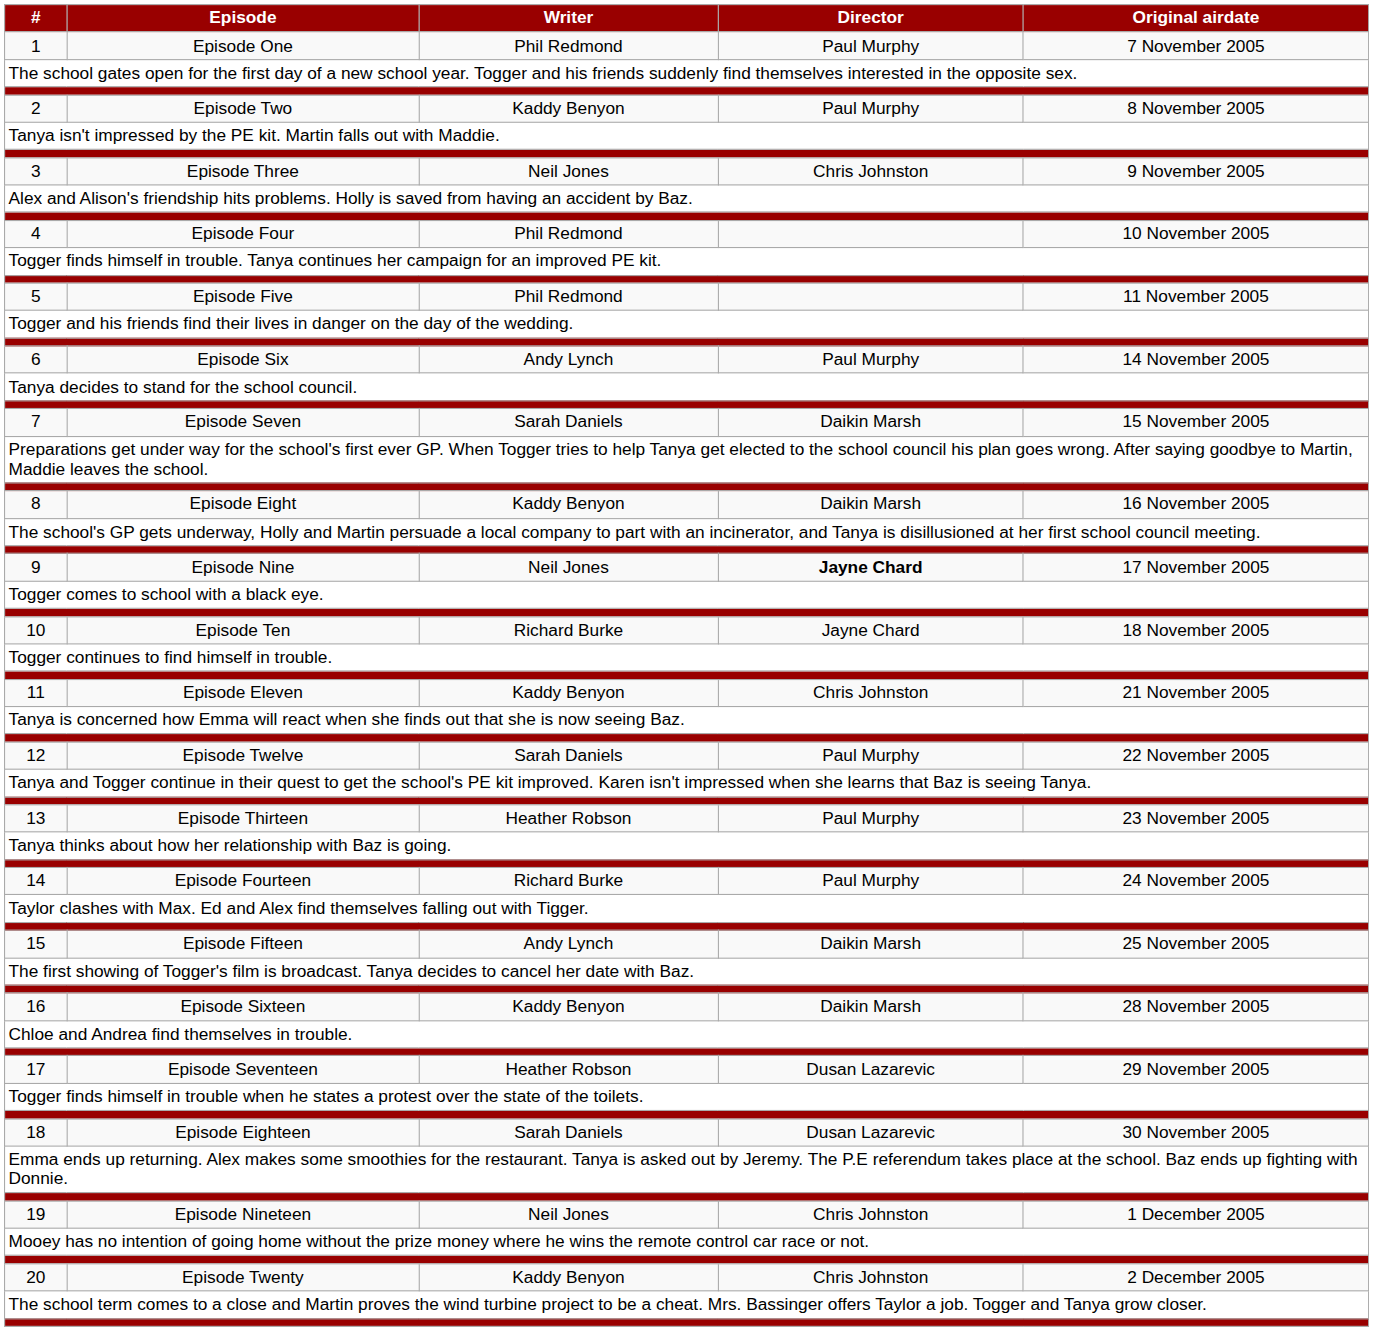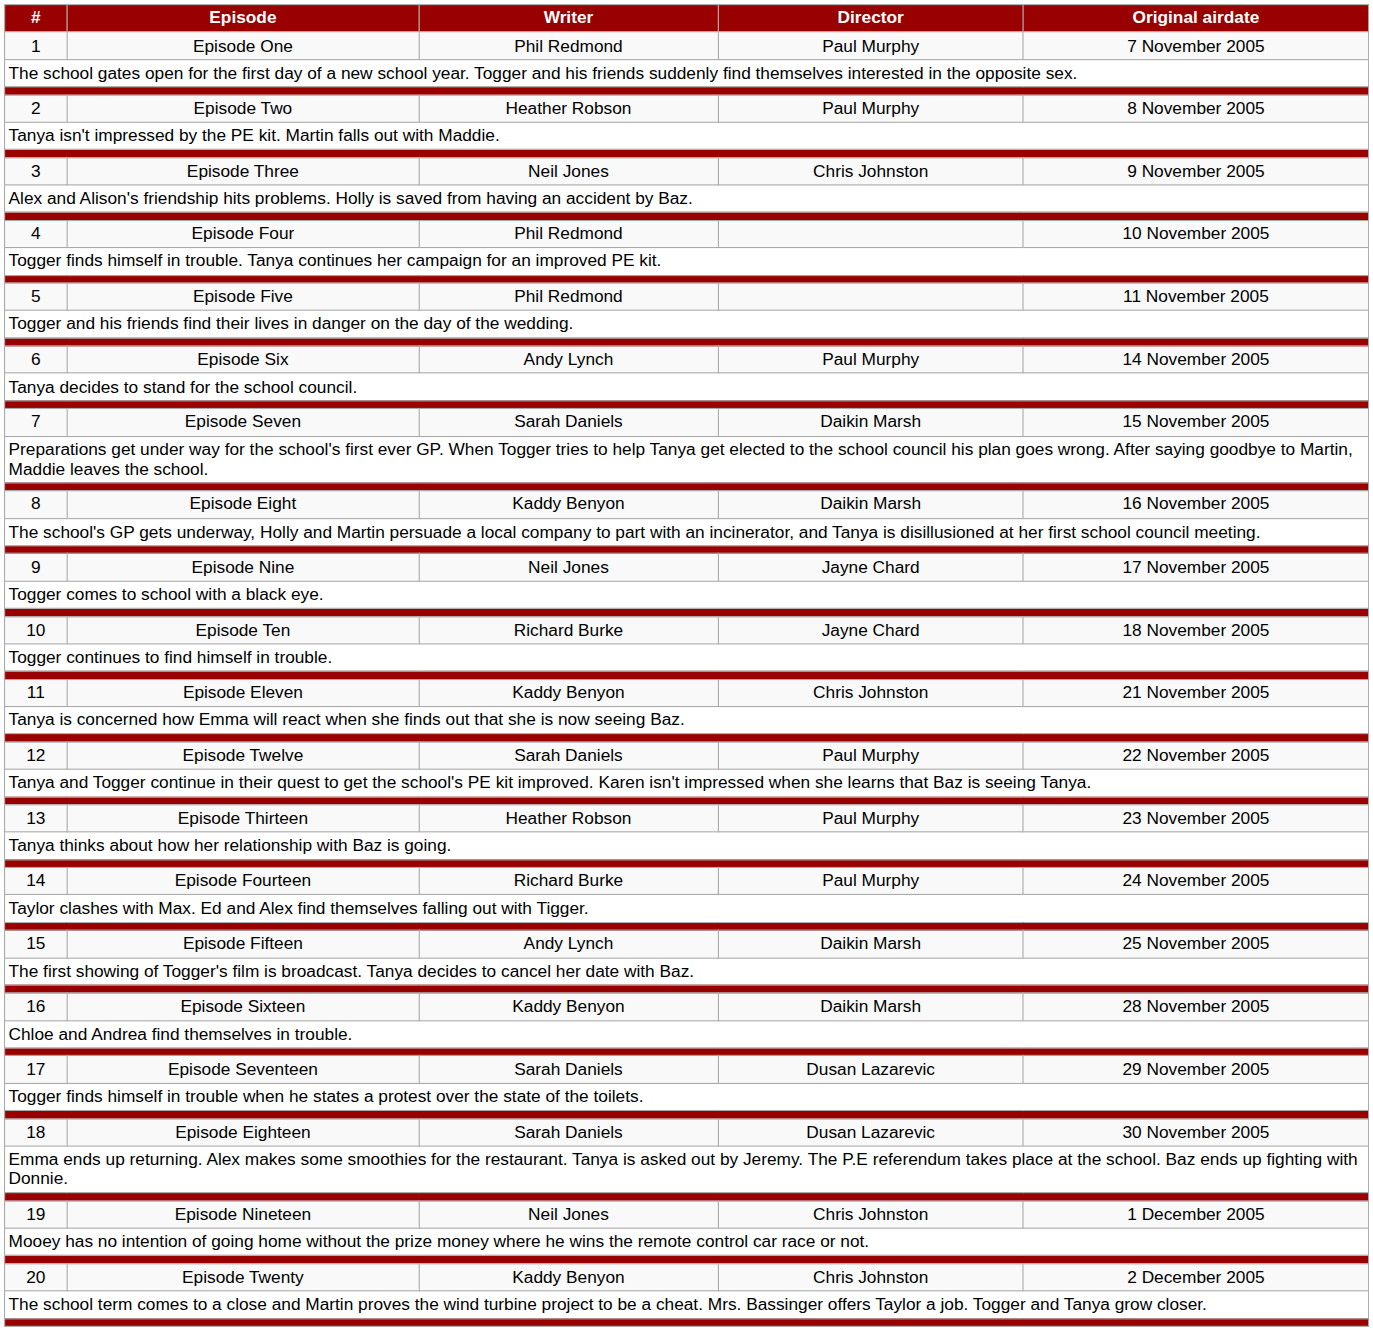(568, 108) Kaddy Benyon -> (568, 108) Heather Robson
(871, 567) bold -> (871, 567) normal
(568, 1069) Heather Robson -> (568, 1069) Sarah Daniels
